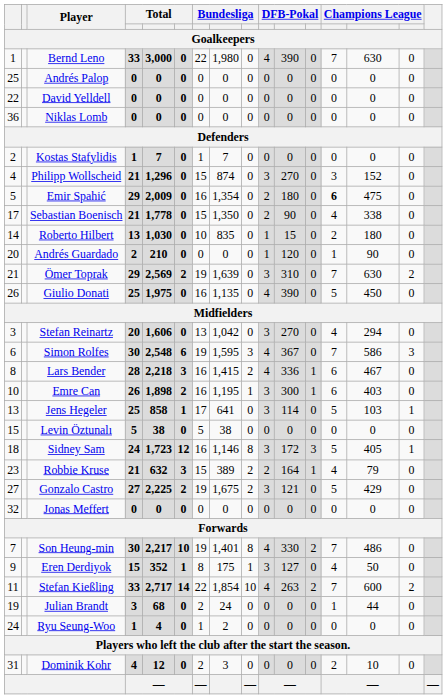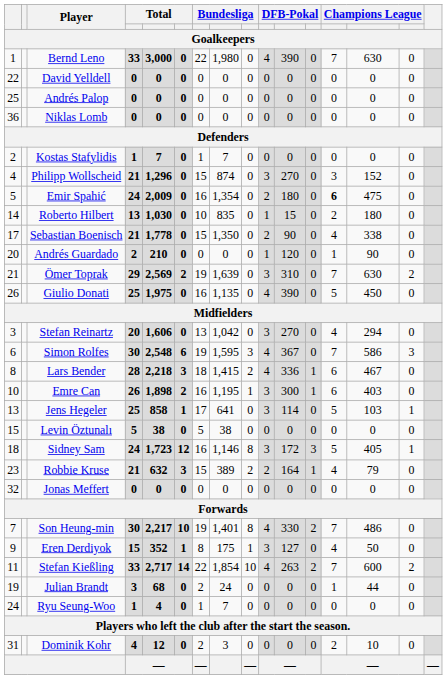rows swapped: (76, 98) <-> (76, 78)
(134, 195) 29 -> (134, 195) 24
rows swapped: (76, 235) <-> (76, 215)
(201, 371) 16 -> (201, 371) 18
- row: (76, 489)
(226, 625) 2 -> (226, 606) 7
